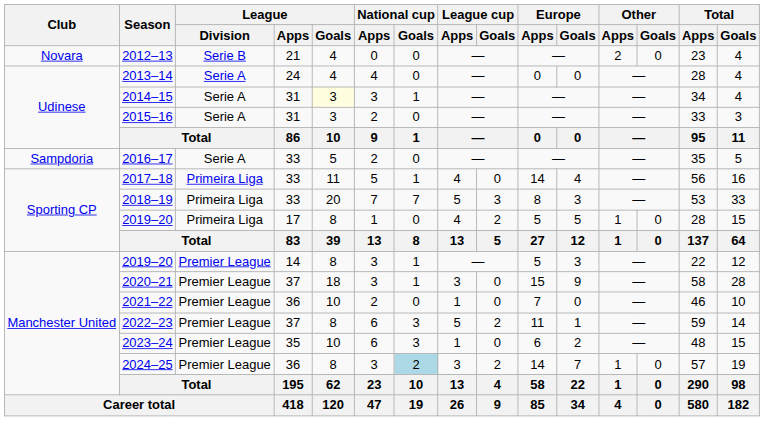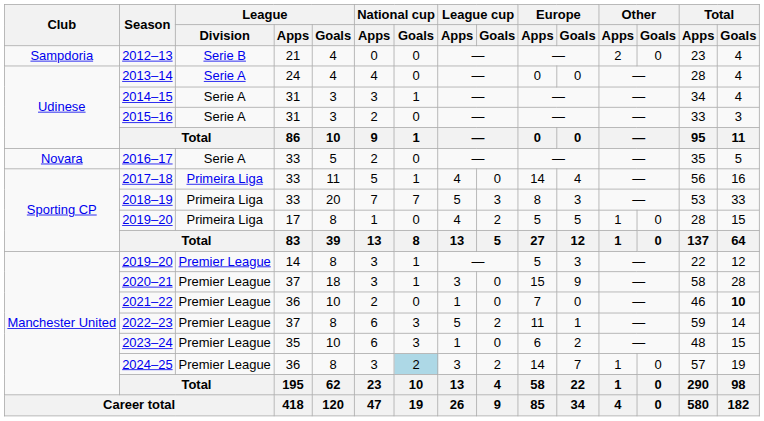(62, 55) Novara -> (62, 55) Sampdoria
(333, 96) lightyellow background -> (333, 96) no background
(62, 158) Sampdoria -> (62, 158) Novara
(738, 302) normal -> (738, 302) bold
